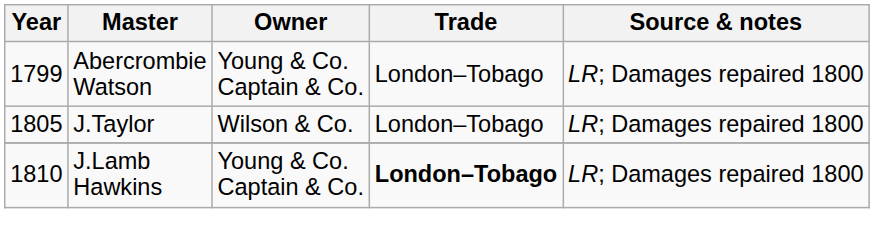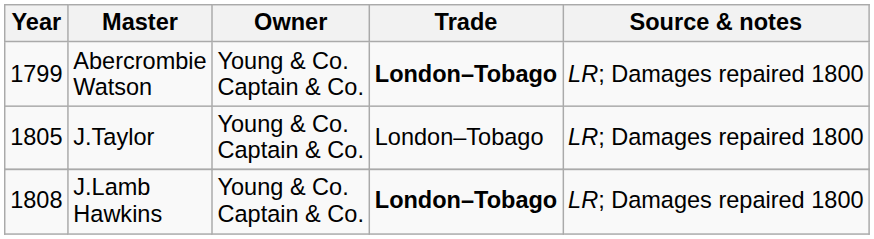(459, 73) normal -> (466, 73) bold
(285, 124) Wilson & Co. -> (291, 137) Young & Co. Captain & Co.
(36, 174) 1810 -> (36, 201) 1808
